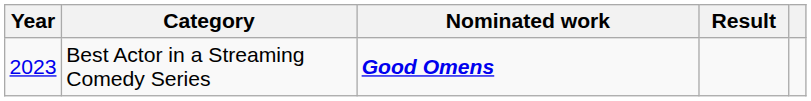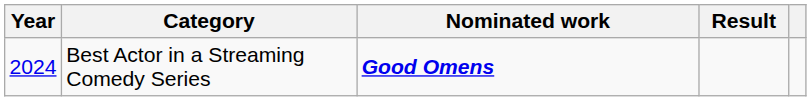(33, 66) 2023 -> (33, 66) 2024
